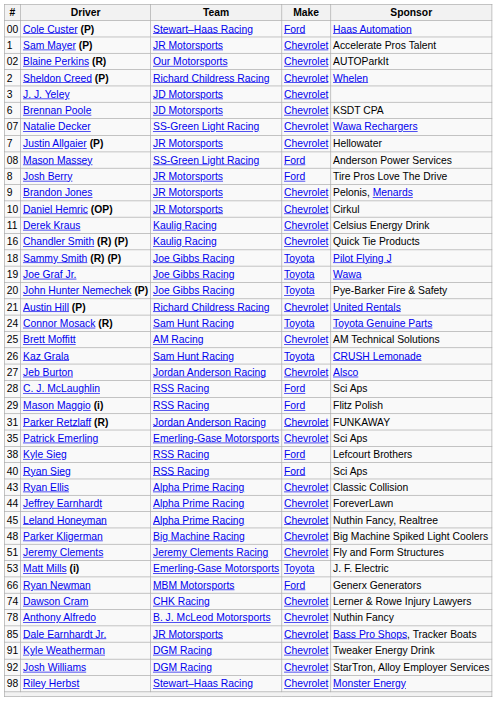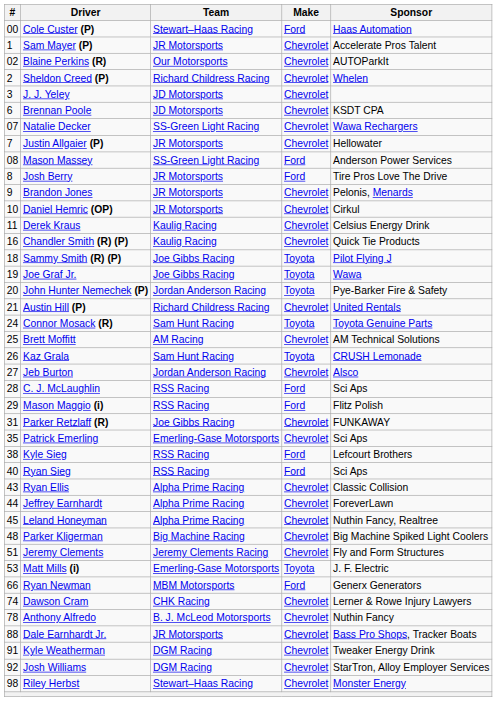(194, 291) Joe Gibbs Racing -> (210, 291) Jordan Anderson Racing
(210, 422) Jordan Anderson Racing -> (194, 422) Joe Gibbs Racing
(12, 634) 85 -> (12, 634) 88
